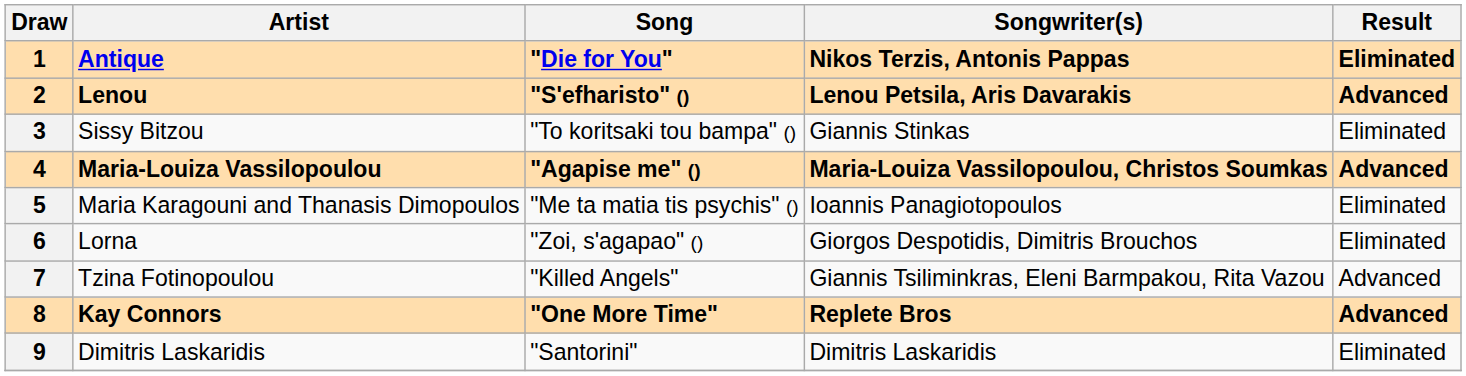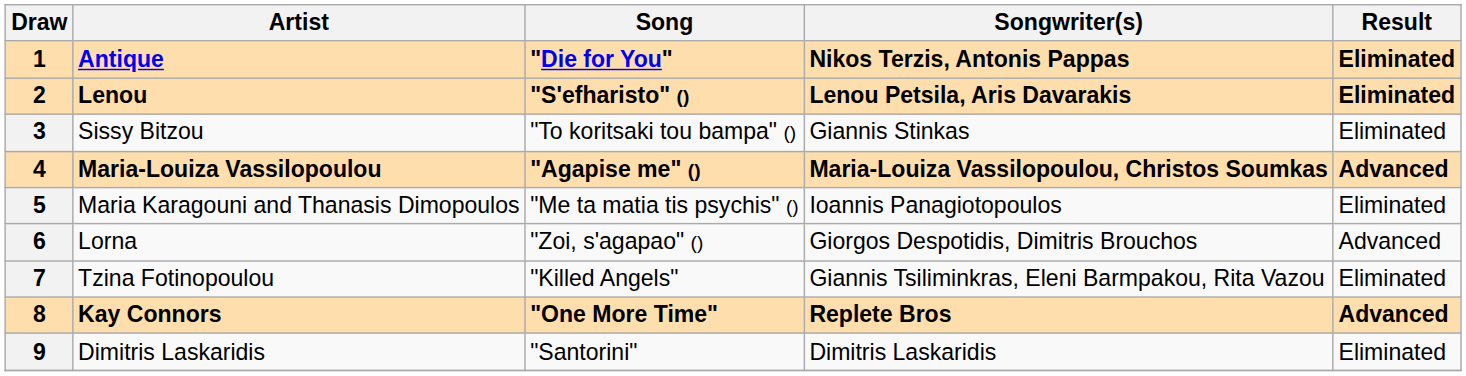(1394, 95) Advanced -> (1397, 95) Eliminated
(1392, 242) Eliminated -> (1390, 242) Advanced
(1390, 278) Advanced -> (1392, 278) Eliminated
